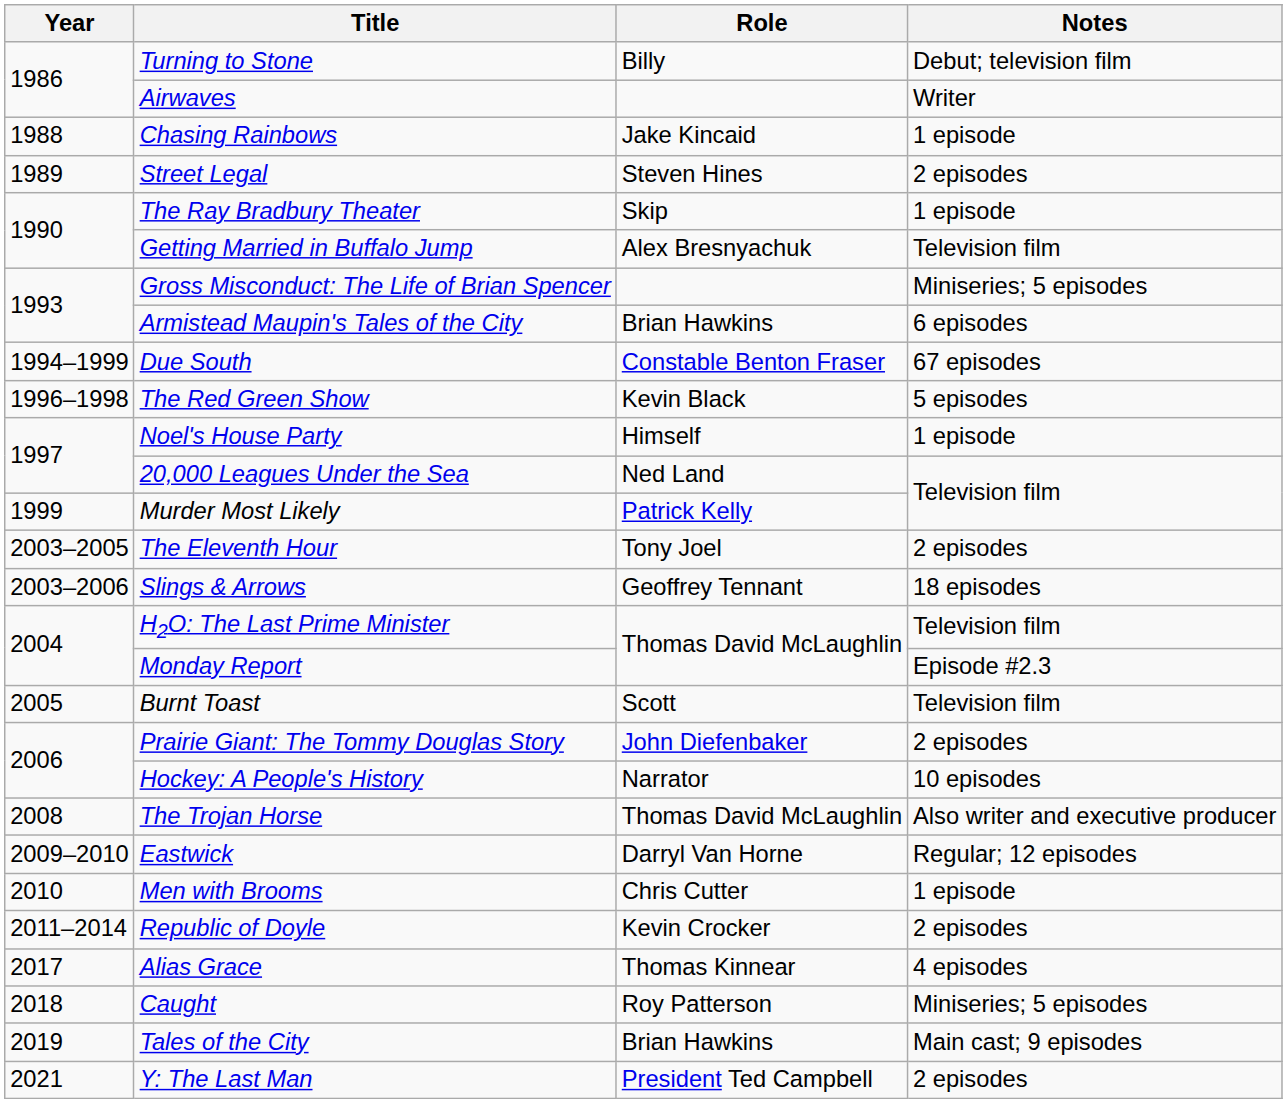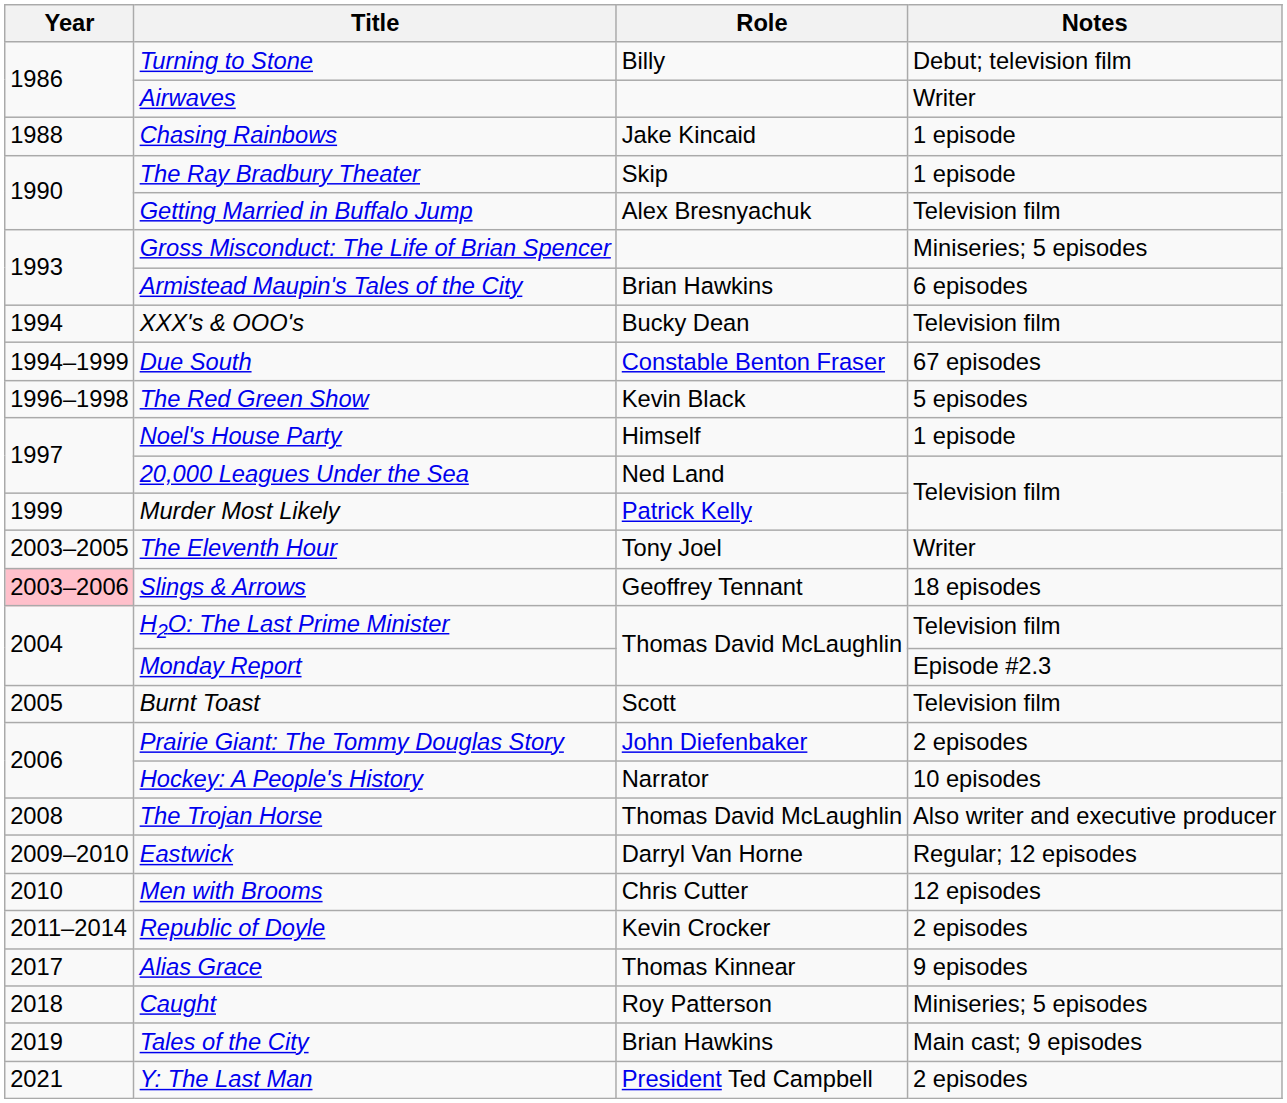- row: (203, 173)
+ row: (222, 323)
(970, 549) 2 episodes -> (944, 549) Writer
(69, 586) no background -> (69, 586) pink background
(964, 891) 1 episode -> (977, 891) 12 episodes
(970, 966) 4 episodes -> (970, 966) 9 episodes
